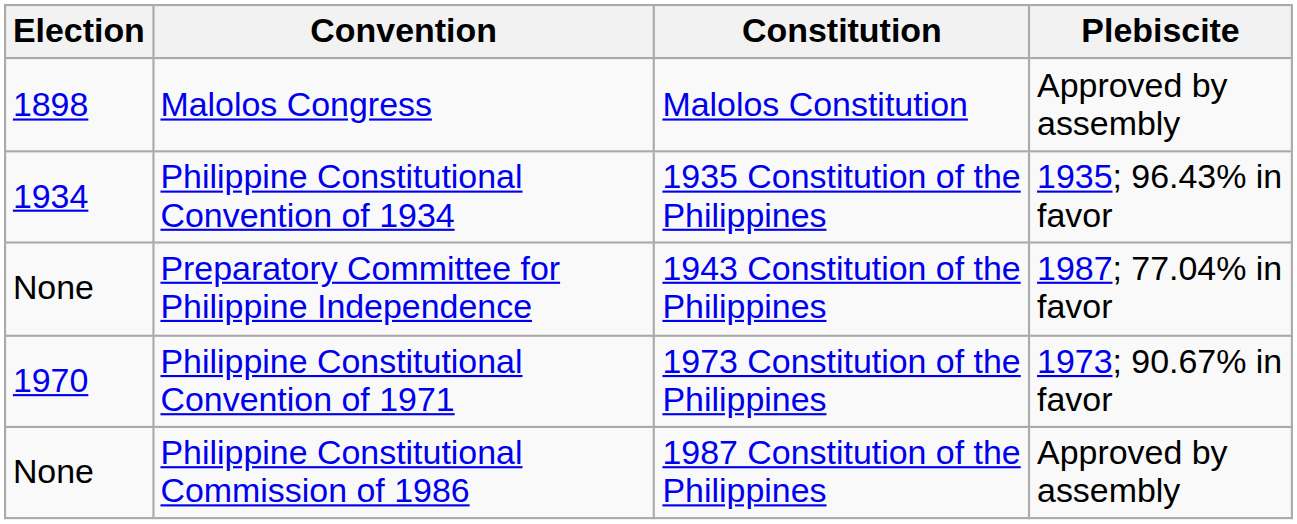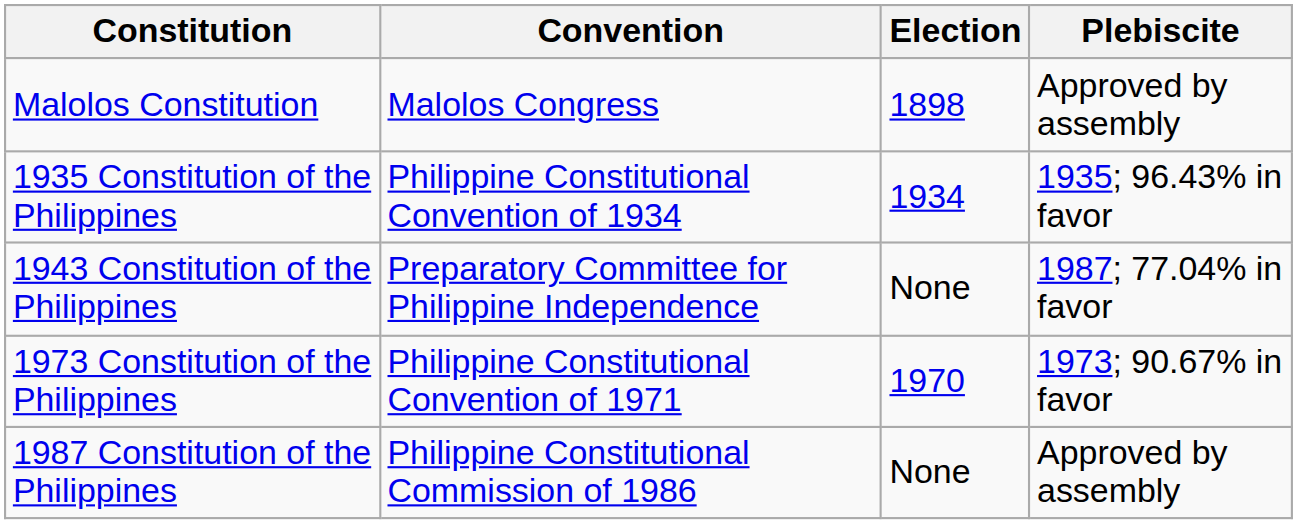columns swapped: (79, 31) <-> (842, 31)
